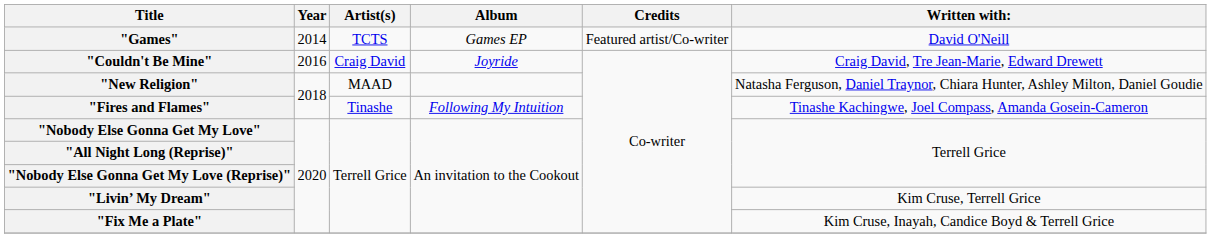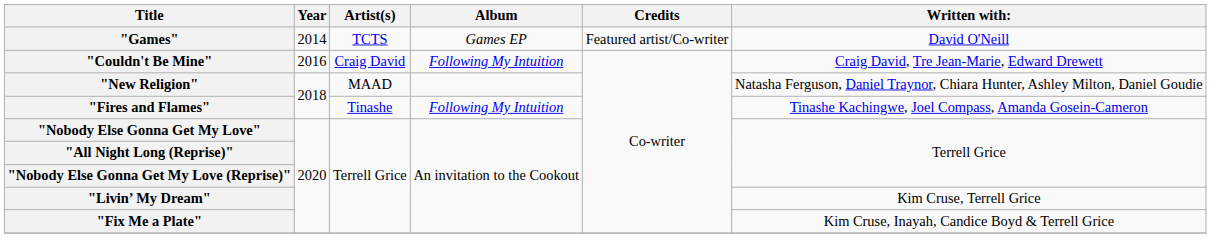(496, 61) Joyride -> (496, 61) Following My Intuition
